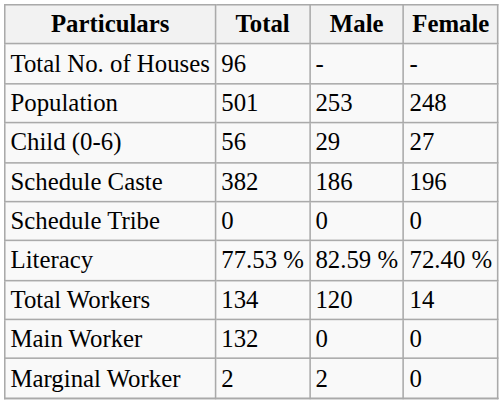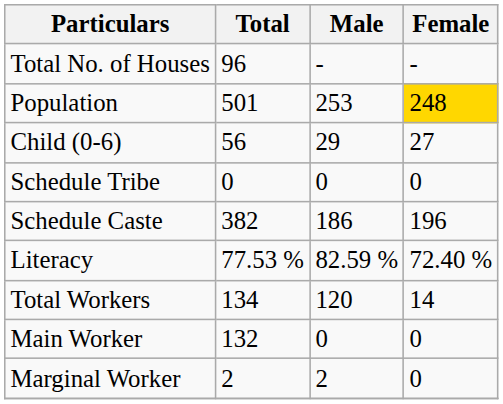(428, 102) no background -> (428, 102) gold background
rows swapped: (87, 181) <-> (85, 220)
